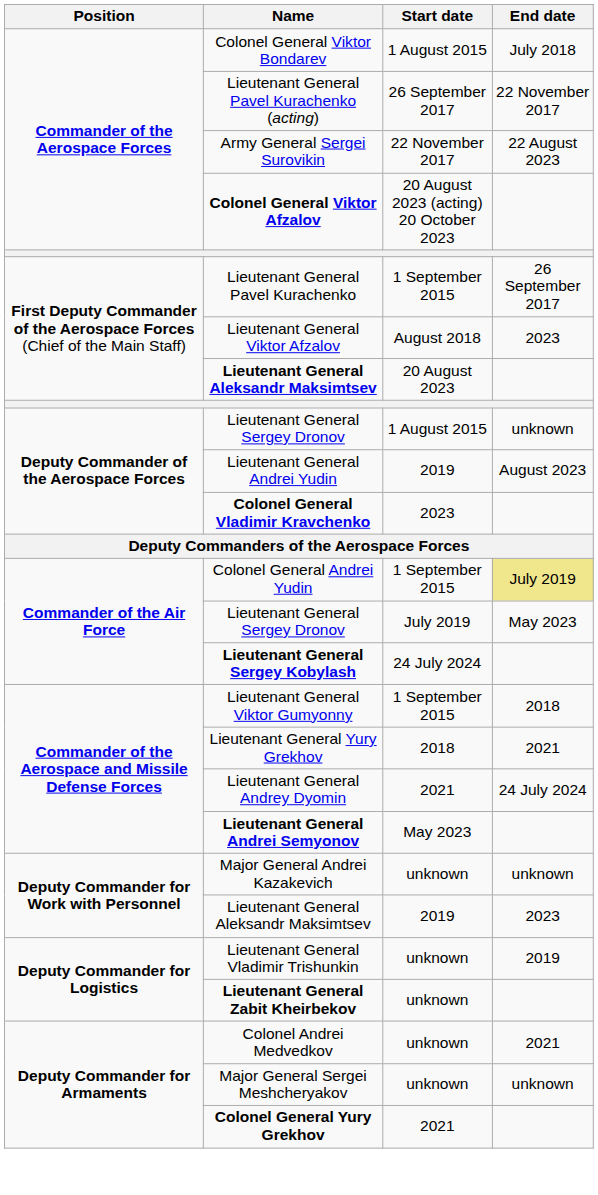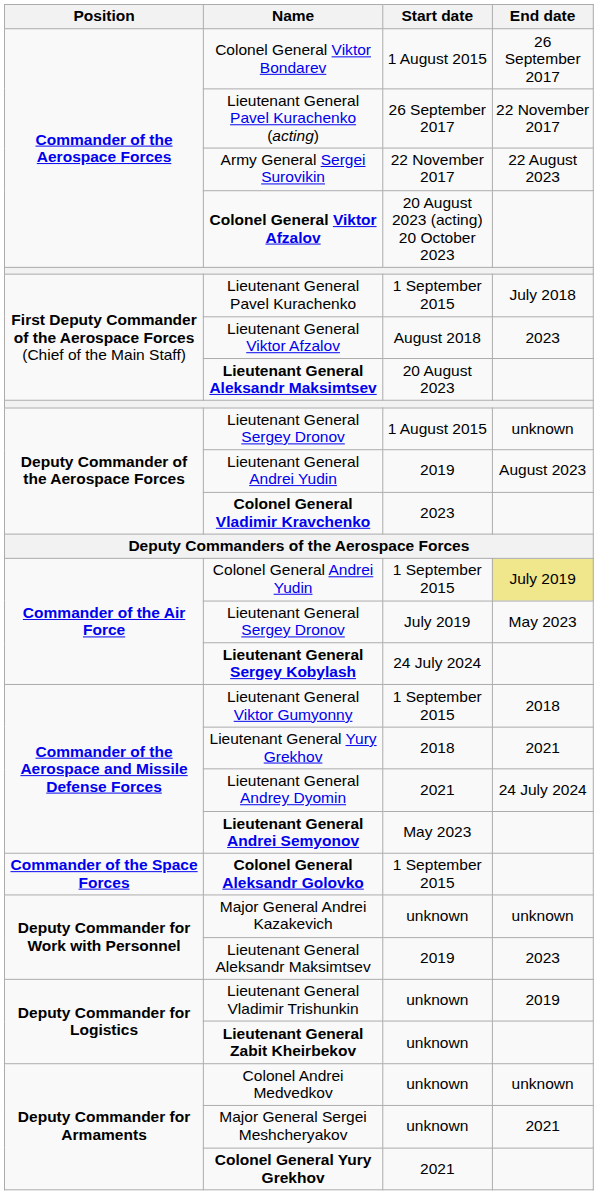(543, 50) July 2018 -> (543, 58) 26 September 2017
(543, 286) 26 September 2017 -> (543, 295) July 2018
+ row: (293, 874)
(543, 1042) 2021 -> (543, 1084) unknown
(543, 1084) unknown -> (543, 1126) 2021
